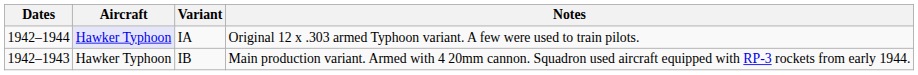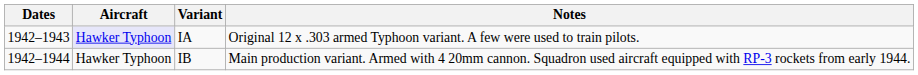(39, 37) 1942–1944 -> (39, 37) 1942–1943
(39, 59) 1942–1943 -> (39, 59) 1942–1944
